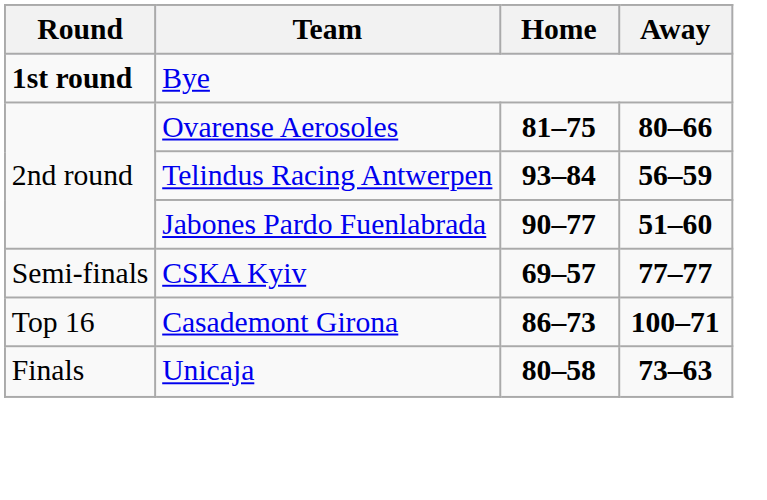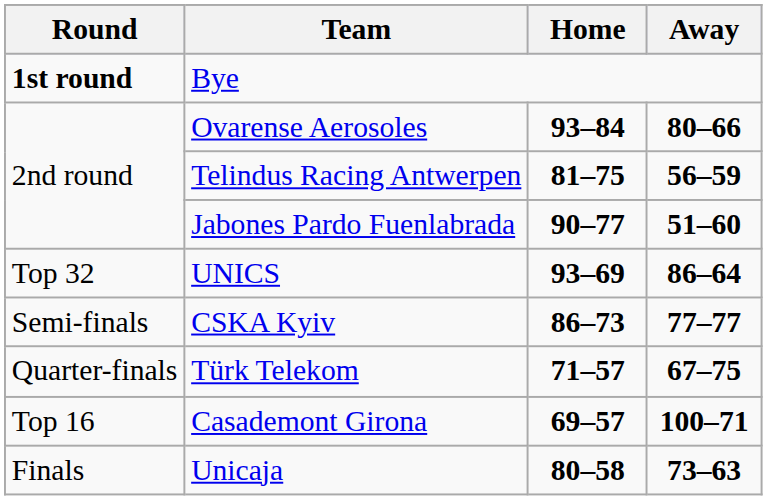(559, 126) 81–75 -> (588, 126) 93–84
(559, 175) 93–84 -> (588, 175) 81–75
+ row: (236, 273)
(559, 273) 69–57 -> (588, 322) 86–73
+ row: (275, 371)
(559, 322) 86–73 -> (588, 420) 69–57
